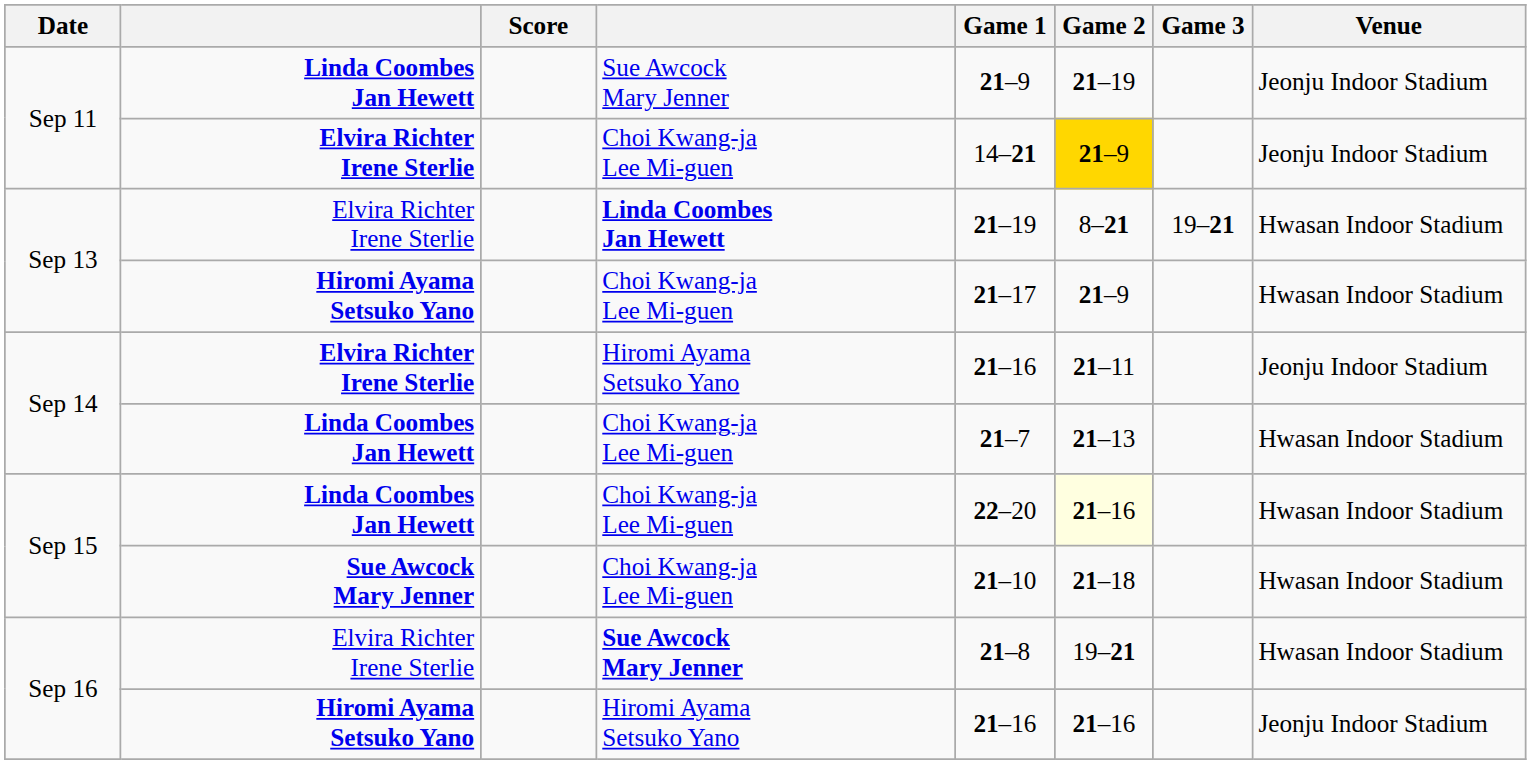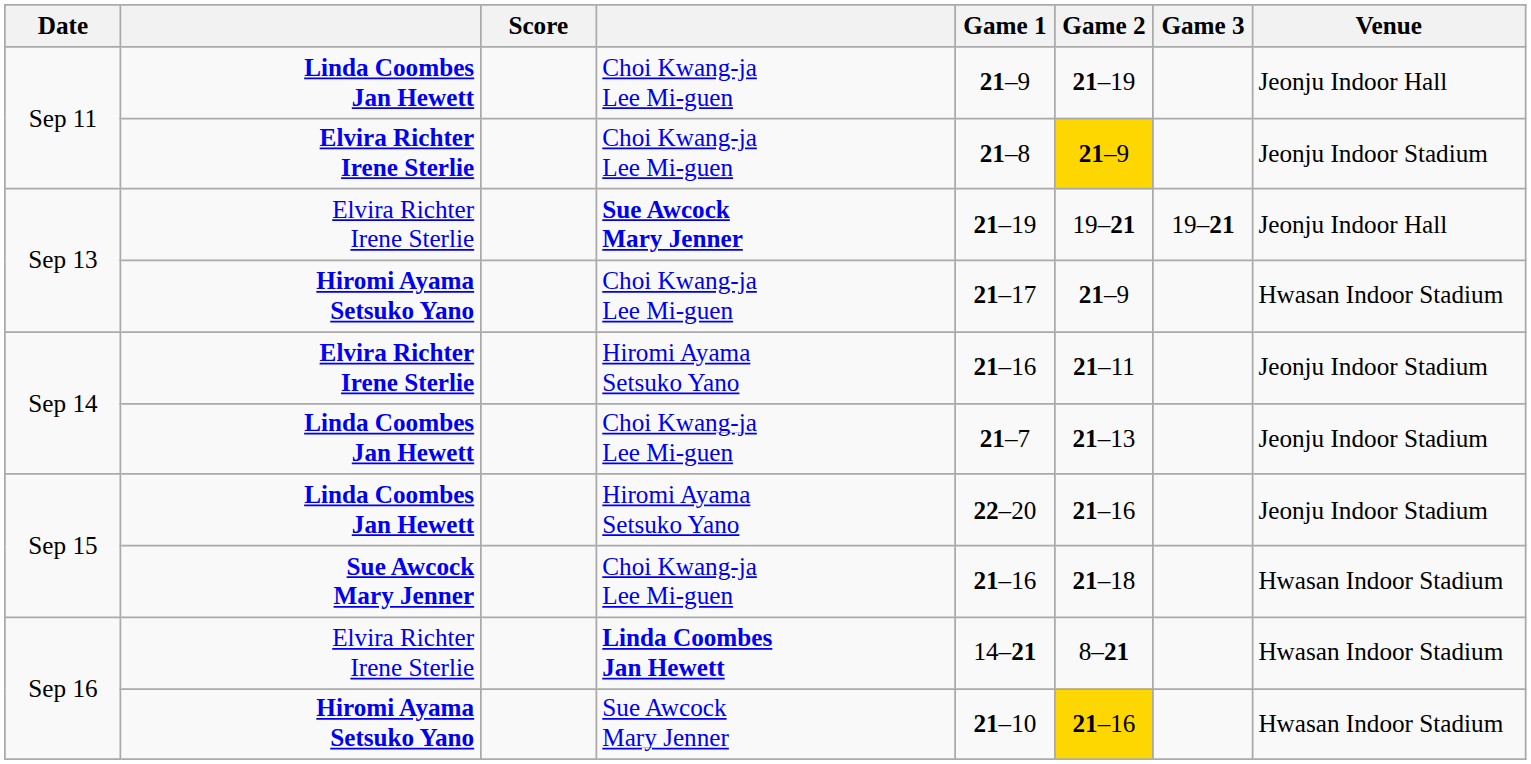(666, 82) Sue Awcock Mary Jenner -> (680, 82) Choi Kwang-ja Lee Mi-guen
(1373, 82) Jeonju Indoor Stadium -> (1353, 82) Jeonju Indoor Hall
(1005, 153) 14–21 -> (1005, 153) 21–8
(687, 224) Linda Coombes Jan Hewett -> (673, 224) Sue Awcock Mary Jenner
(1104, 224) 8–21 -> (1104, 224) 19–21
(1381, 224) Hwasan Indoor Stadium -> (1353, 224) Jeonju Indoor Hall
(1381, 438) Hwasan Indoor Stadium -> (1373, 438) Jeonju Indoor Stadium
(680, 509) Choi Kwang-ja Lee Mi-guen -> (676, 509) Hiromi Ayama Setsuko Yano
(1104, 509) lightyellow background -> (1104, 509) no background
(1381, 509) Hwasan Indoor Stadium -> (1373, 509) Jeonju Indoor Stadium
(1005, 581) 21–10 -> (1005, 581) 21–16
(673, 652) Sue Awcock Mary Jenner -> (687, 652) Linda Coombes Jan Hewett
(1005, 652) 21–8 -> (1005, 652) 14–21
(1104, 652) 19–21 -> (1104, 652) 8–21
(676, 723) Hiromi Ayama Setsuko Yano -> (666, 723) Sue Awcock Mary Jenner
(1005, 723) 21–16 -> (1005, 723) 21–10
(1104, 723) no background -> (1104, 723) gold background
(1373, 723) Jeonju Indoor Stadium -> (1381, 723) Hwasan Indoor Stadium
